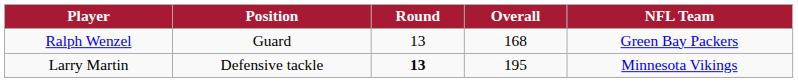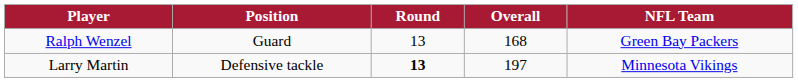(515, 65) 195 -> (515, 65) 197
